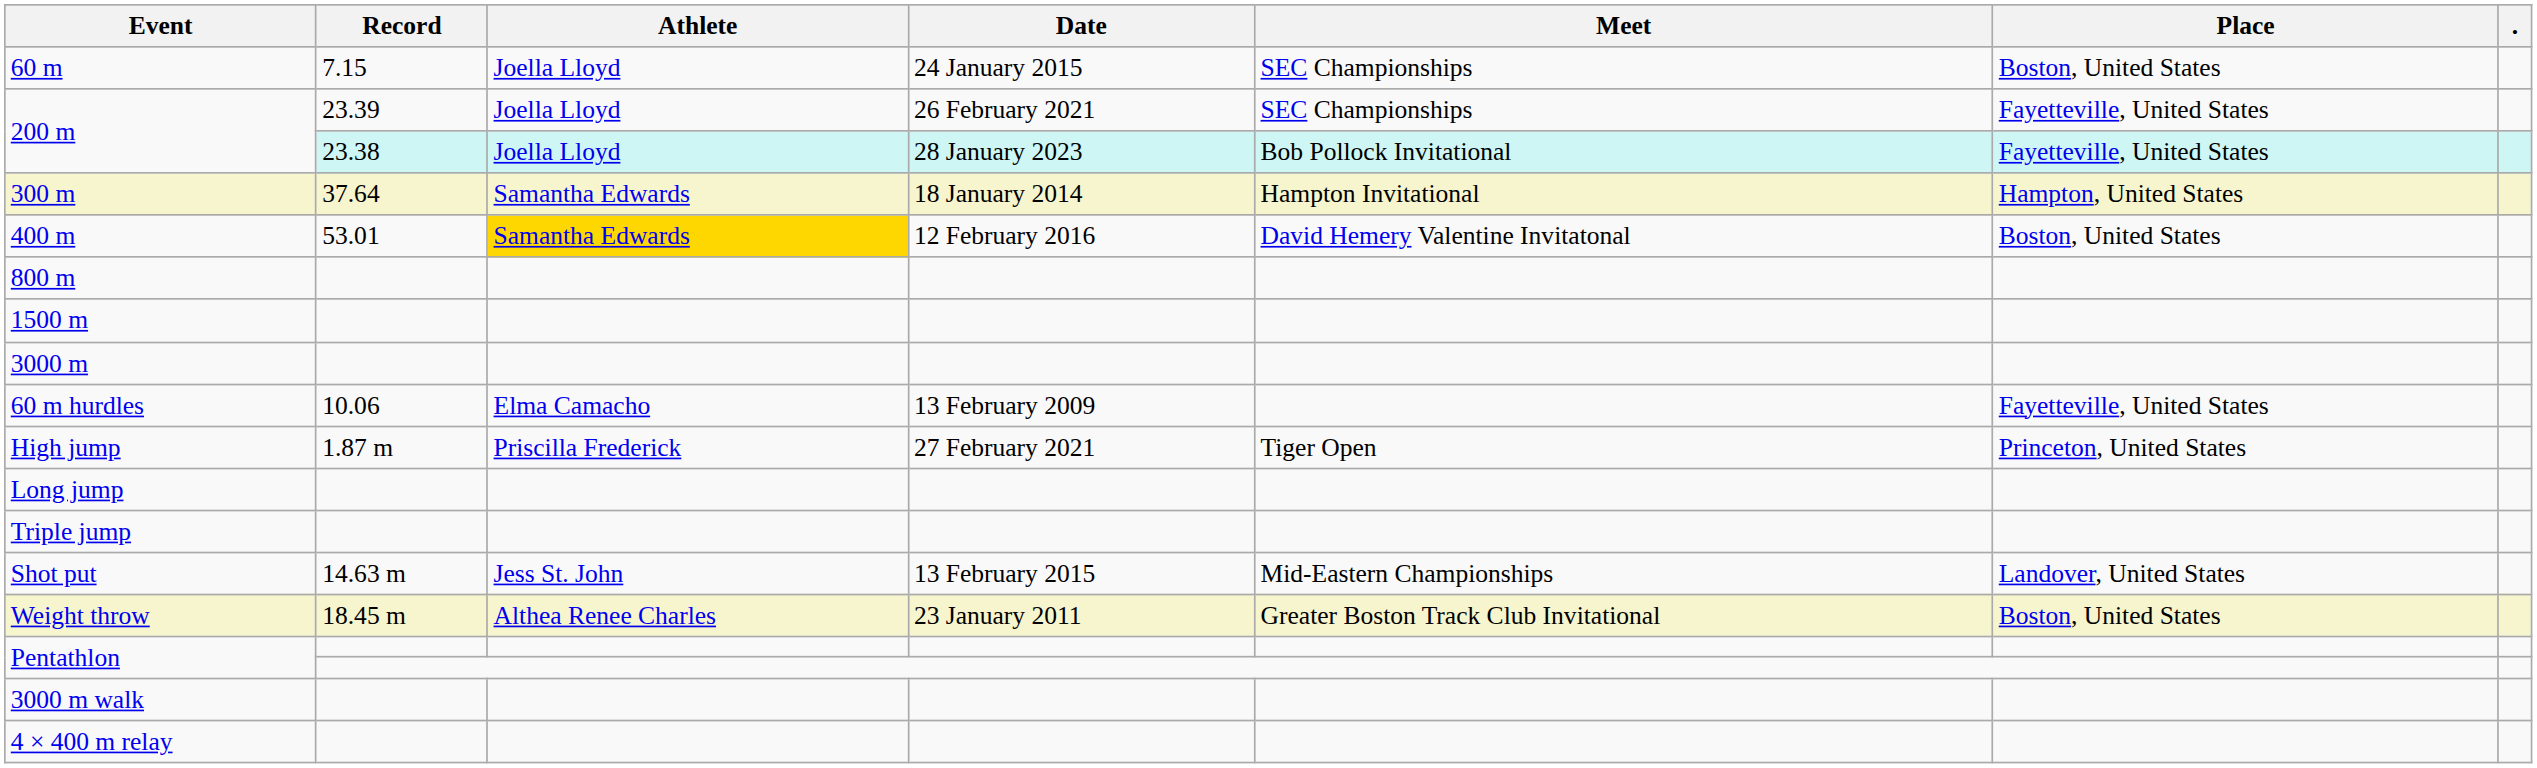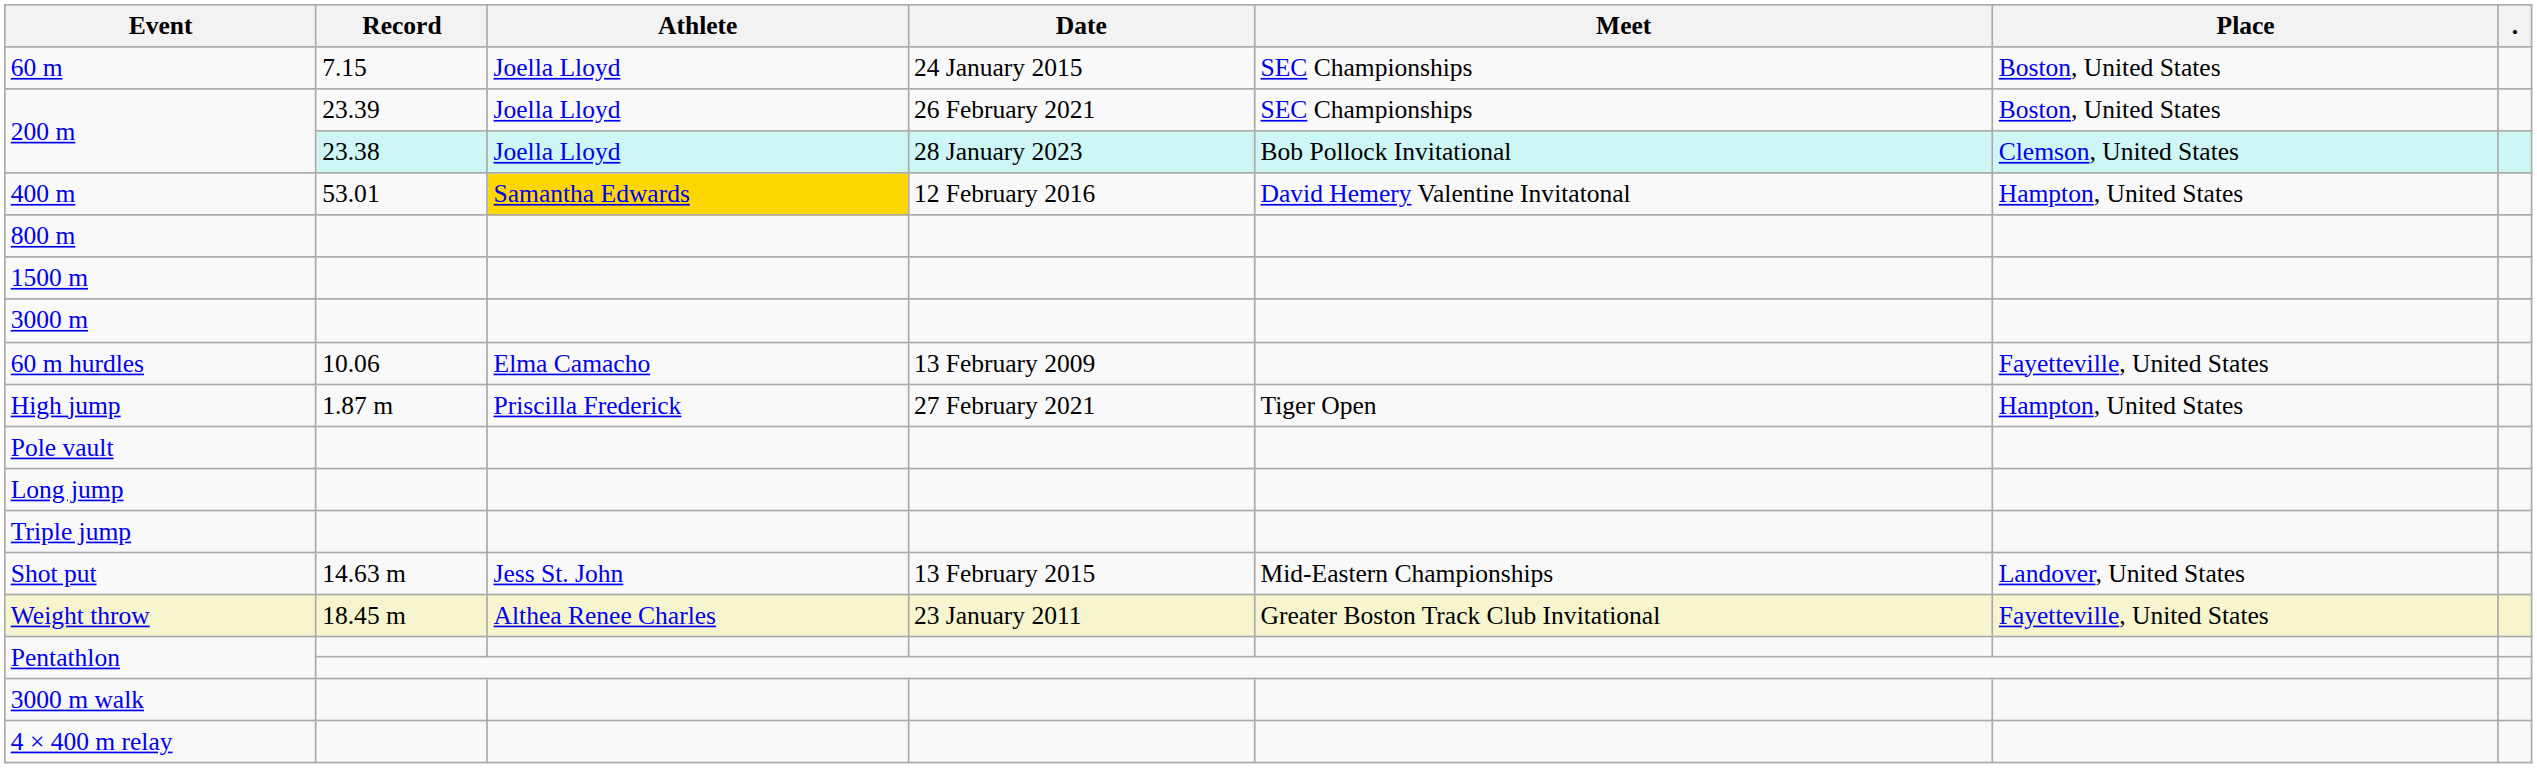(2134, 109) Fayetteville, United States -> (2110, 109) Boston, United States
(2134, 152) Fayetteville, United States -> (2119, 152) Clemson, United States
- row: (43, 194)
(2110, 236) Boston, United States -> (2121, 194) Hampton, United States
(2122, 446) Princeton, United States -> (2121, 404) Hampton, United States
+ row: (62, 446)
(2110, 615) Boston, United States -> (2134, 615) Fayetteville, United States
